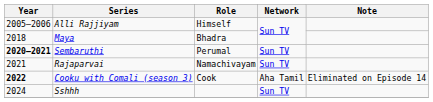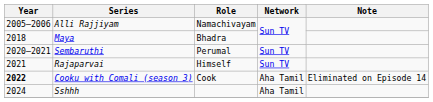(214, 24) Himself -> (226, 24) Namachivayam
(28, 51) bold -> (28, 51) normal
(226, 64) Namachivayam -> (214, 64) Himself
(274, 91) Sun TV -> (282, 91) Aha Tamil
